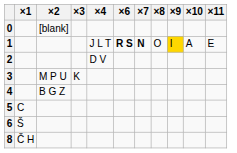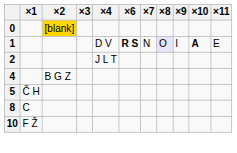(54, 28) no background -> (59, 28) gold background
(100, 44) J L T -> (103, 44) D V
(141, 44) bold -> (147, 44) normal
(157, 44) no background -> (163, 44) lavender background
(171, 44) gold background -> (177, 44) no background
(189, 44) normal -> (195, 44) bold
(98, 60) D V -> (106, 60) J L T
- row: (9, 76)
(21, 108) C -> (31, 92) Č H
- row: (9, 124)
(26, 140) Č H -> (26, 108) C
+ row: (12, 124)
